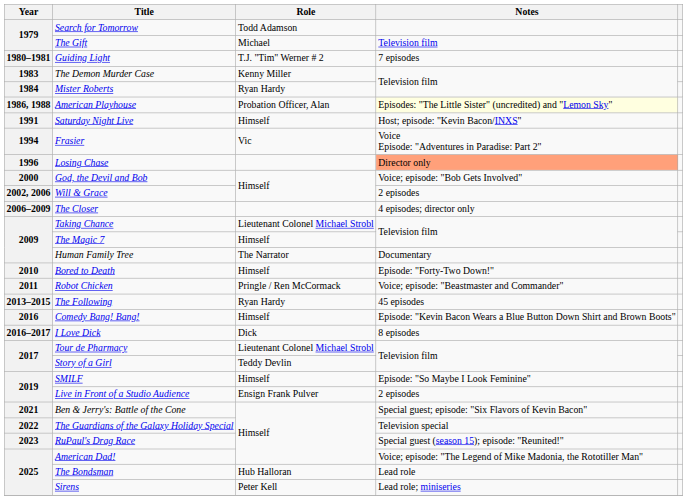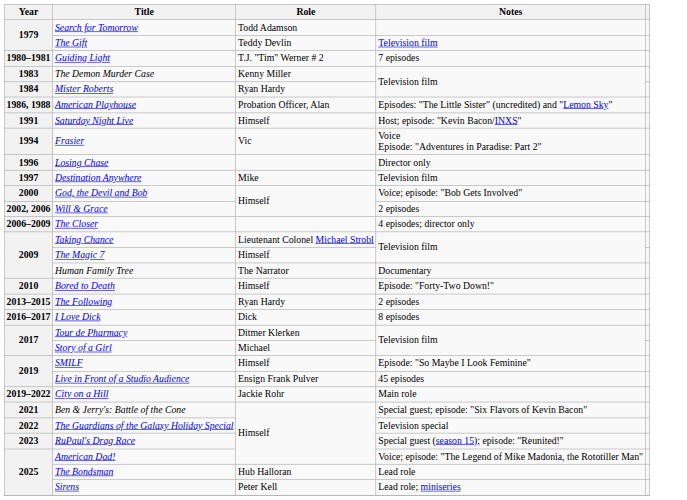(254, 43) Michael -> (265, 43) Teddy Devlin
(495, 105) lightyellow background -> (495, 105) no background
(404, 162) lightsalmon background -> (404, 162) no background
+ row: (98, 178)
- row: (84, 286)
(401, 301) 45 episodes -> (399, 301) 2 episodes
- row: (97, 317)
(306, 348) Lieutenant Colonel Michael Strobl -> (269, 332) Ditmer Klerken
(265, 363) Teddy Devlin -> (254, 348) Michael
(399, 394) 2 episodes -> (401, 379) 45 episodes
+ row: (82, 394)
